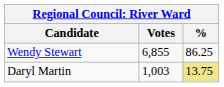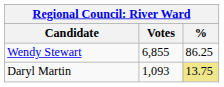(156, 71) 1,003 -> (156, 71) 1,093
